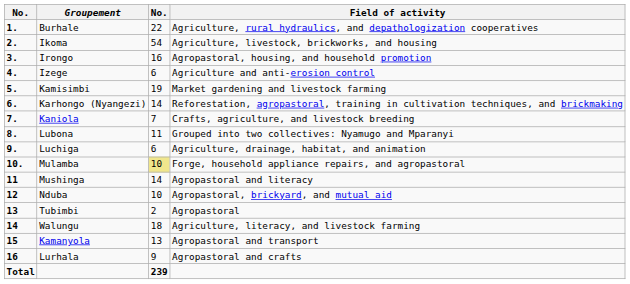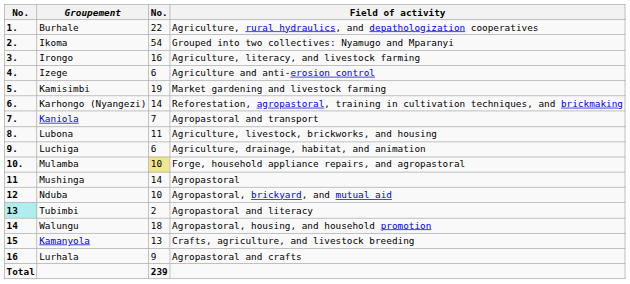(305, 42) Agriculture, livestock, brickworks, and housing -> (313, 42) Grouped into two collectives: Nyamugo and Mparanyi
(302, 58) Agropastoral, housing, and household promotion -> (296, 58) Agriculture, literacy, and livestock farming
(293, 119) Crafts, agriculture, and livestock breeding -> (245, 119) Agropastoral and transport
(313, 134) Grouped into two collectives: Nyamugo and Mparanyi -> (305, 134) Agriculture, livestock, brickworks, and housing
(243, 180) Agropastoral and literacy -> (206, 180) Agropastoral
(12, 210) no background -> (12, 210) paleturquoise background
(206, 210) Agropastoral -> (243, 210) Agropastoral and literacy
(296, 226) Agriculture, literacy, and livestock farming -> (302, 226) Agropastoral, housing, and household promotion
(245, 241) Agropastoral and transport -> (293, 241) Crafts, agriculture, and livestock breeding
